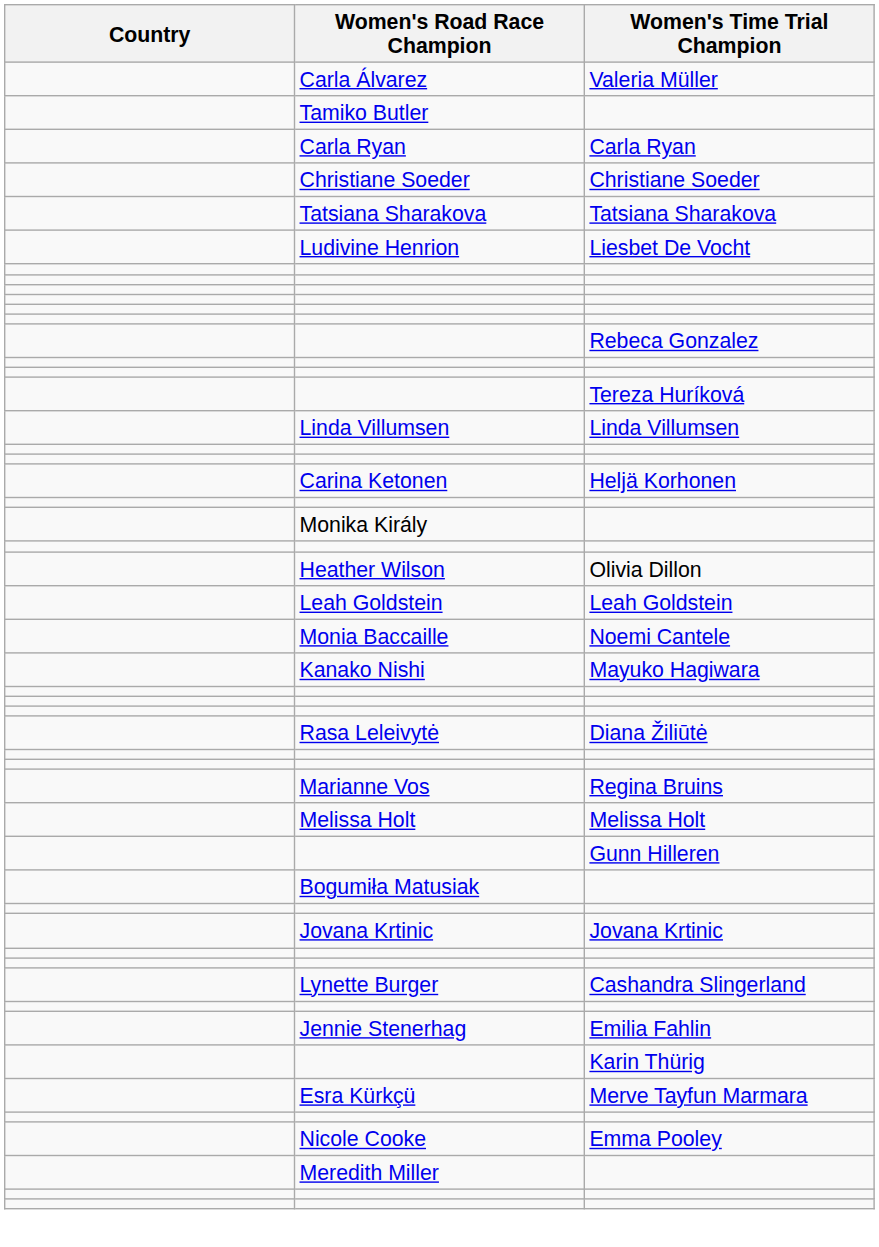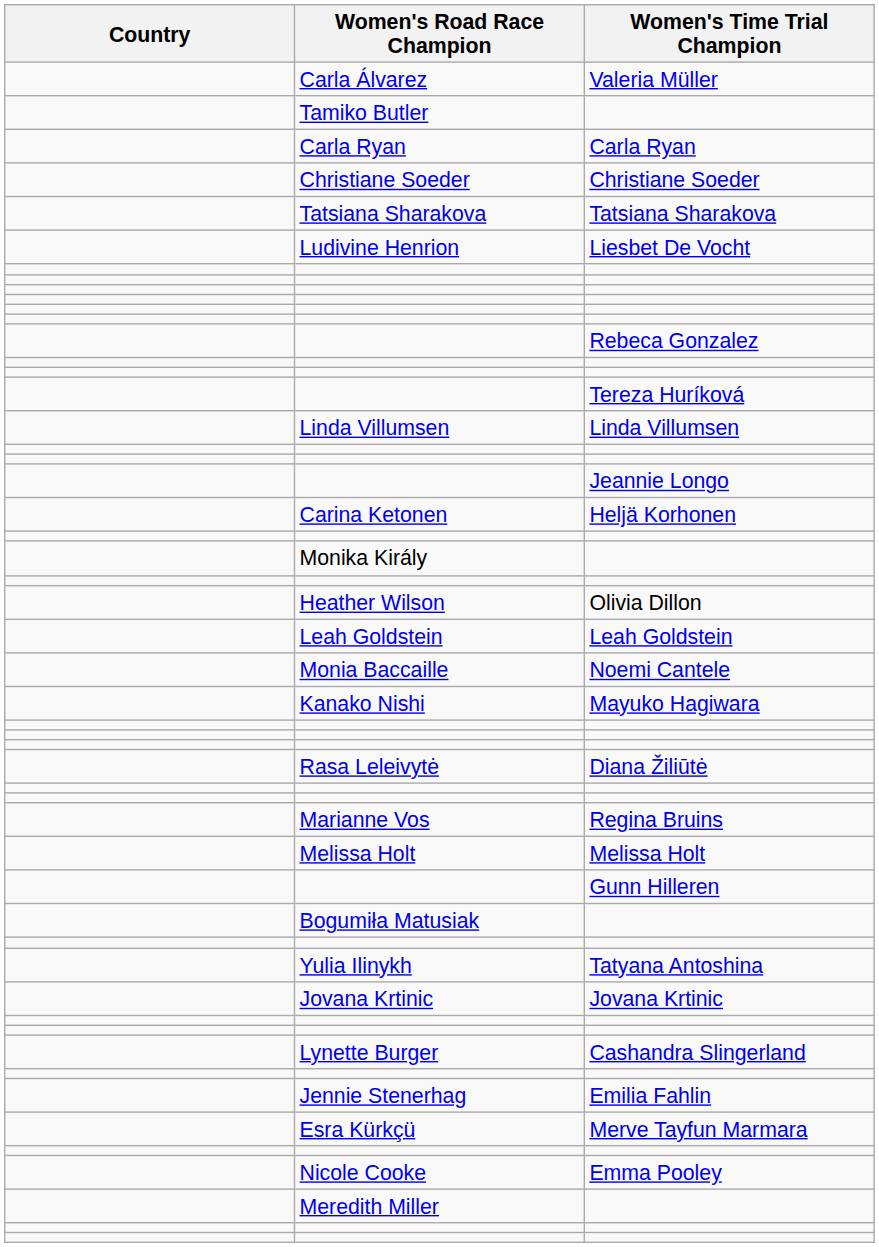+ row: (440, 481)
+ row: (356, 965)
- row: (440, 1062)
